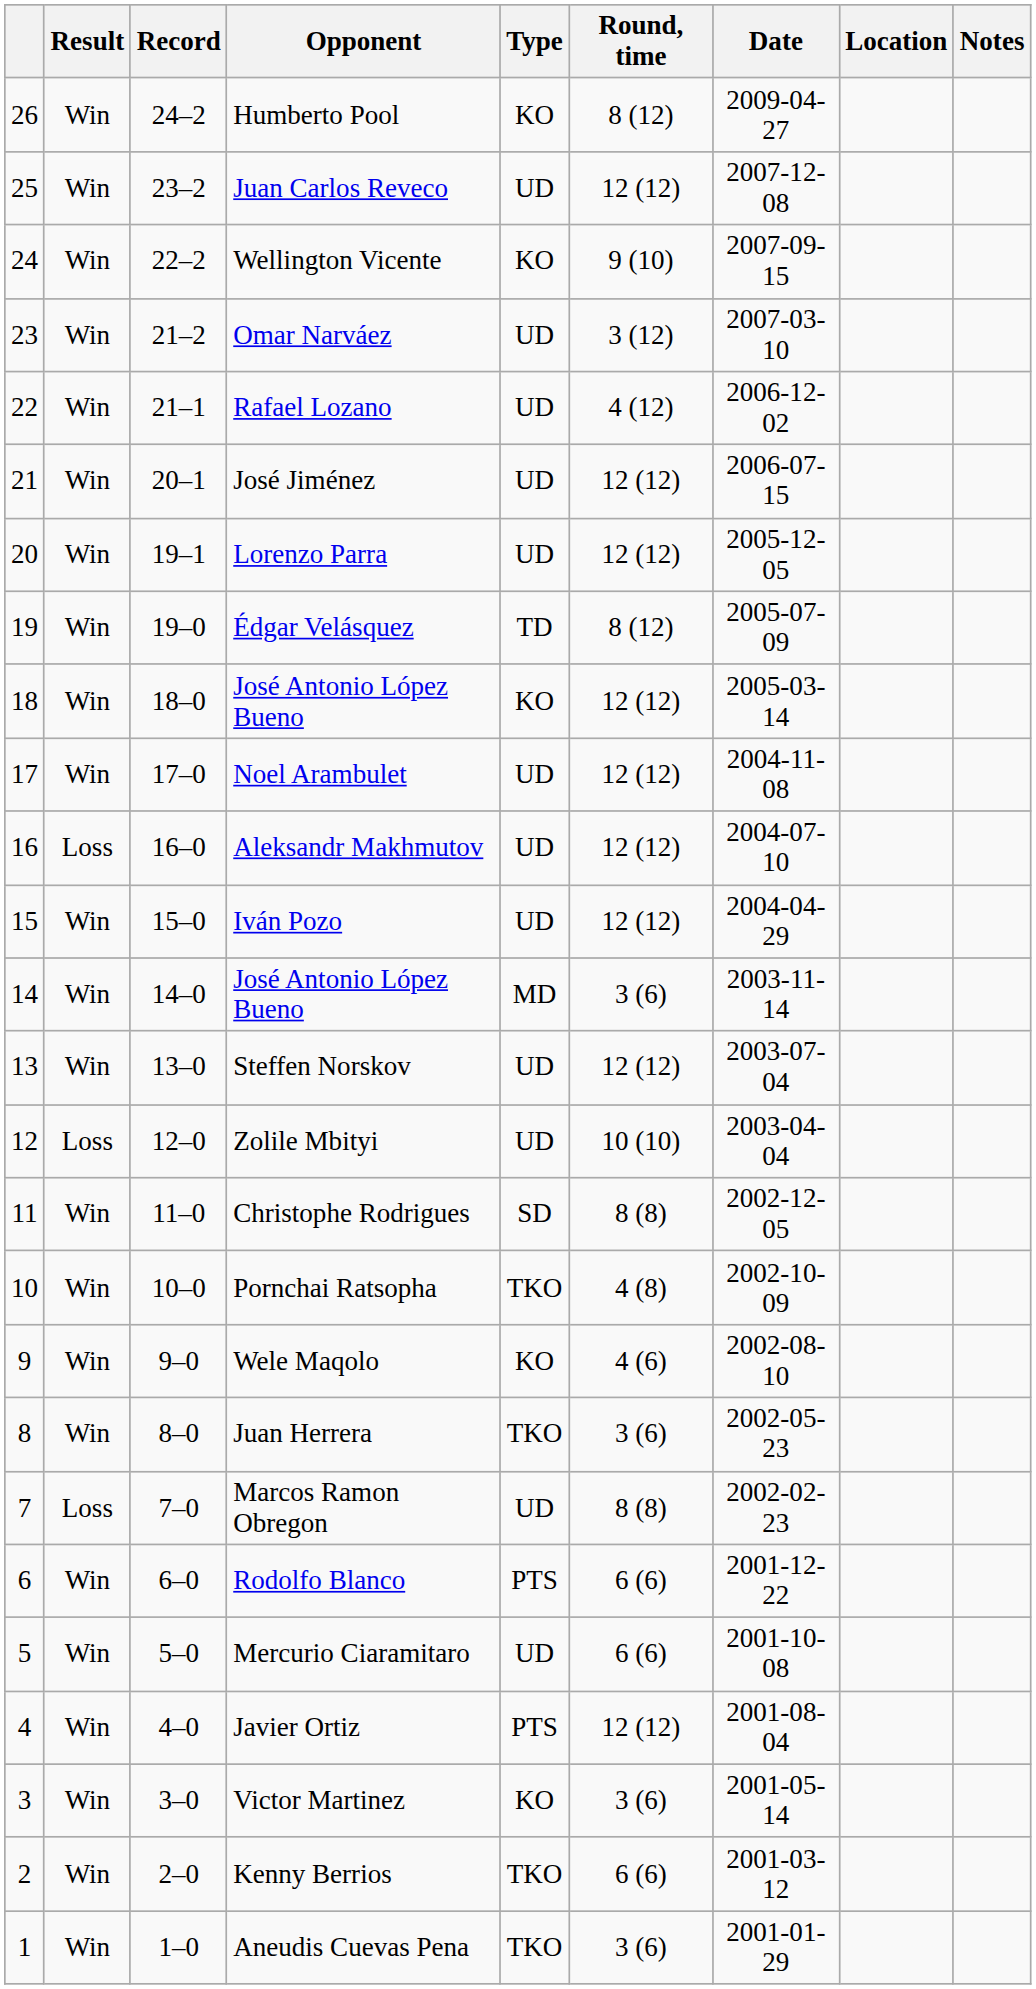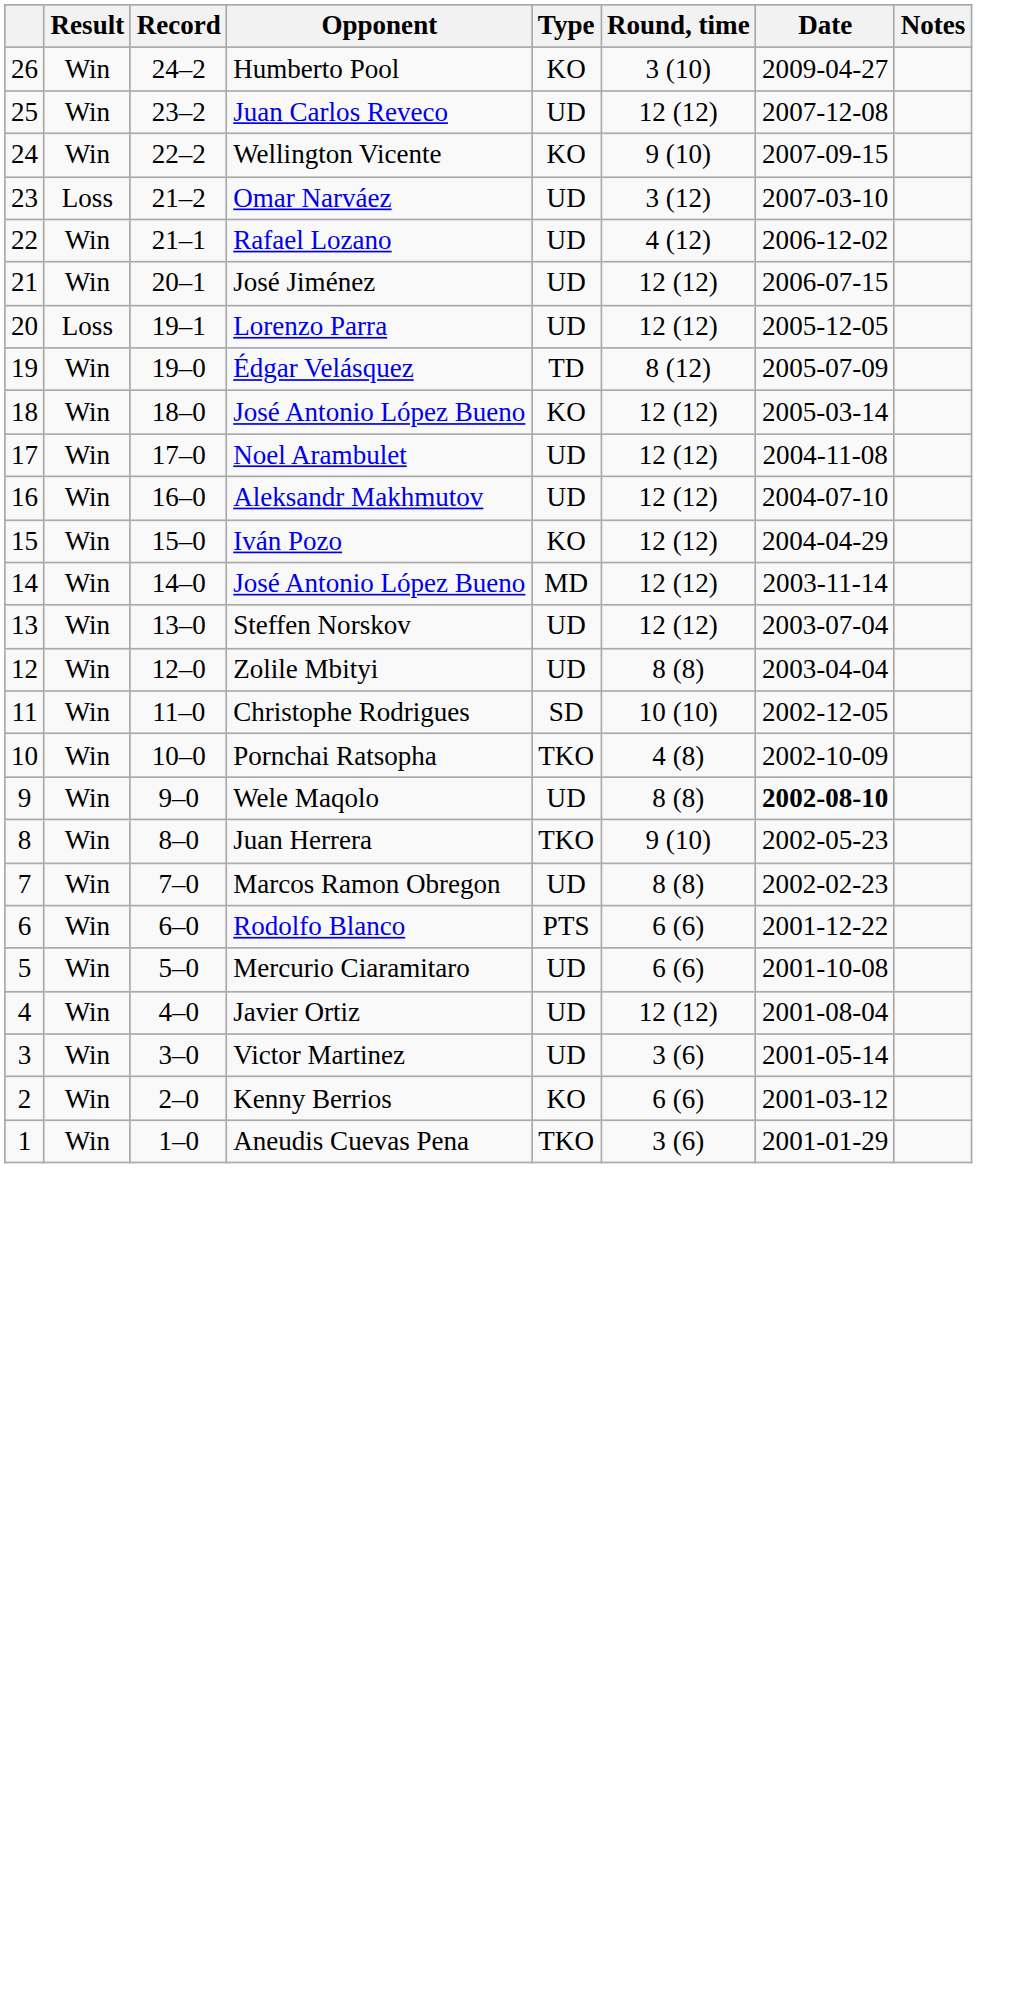- column: (896, 41)
(641, 114) 8 (12) -> (678, 68) 3 (10)
(87, 334) Win -> (87, 197) Loss
(87, 554) Win -> (87, 326) Loss
(87, 847) Loss -> (87, 497) Win
(535, 920) UD -> (566, 540) KO
(641, 994) 3 (6) -> (678, 583) 12 (12)
(87, 1140) Loss -> (87, 669) Win
(641, 1140) 10 (10) -> (678, 669) 8 (8)
(641, 1214) 8 (8) -> (678, 712) 10 (10)
(535, 1360) KO -> (566, 797) UD
(641, 1360) 4 (6) -> (678, 797) 8 (8)
(776, 1360) normal -> (825, 797) bold
(641, 1433) 3 (6) -> (678, 840) 9 (10)
(87, 1507) Loss -> (87, 883) Win
(535, 1727) PTS -> (566, 1012) UD
(535, 1800) KO -> (566, 1055) UD
(535, 1873) TKO -> (566, 1098) KO
